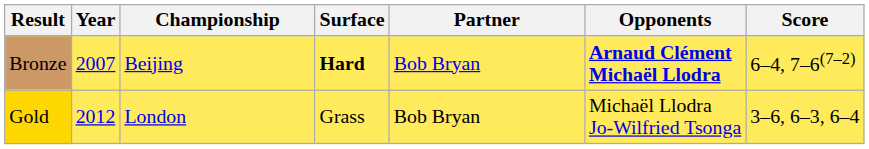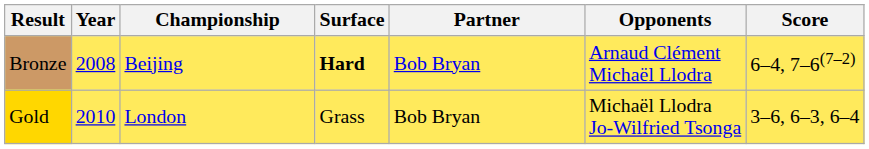(95, 62) 2007 -> (95, 62) 2008
(660, 62) bold -> (655, 62) normal
(95, 116) 2012 -> (95, 116) 2010
